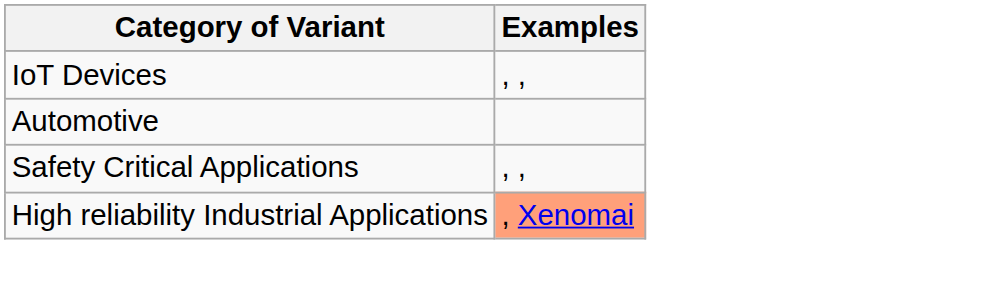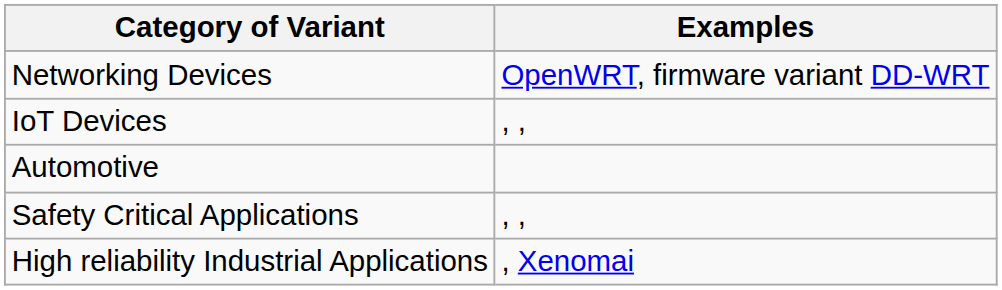+ row: (142, 74)
(568, 214) lightsalmon background -> (568, 261) no background
